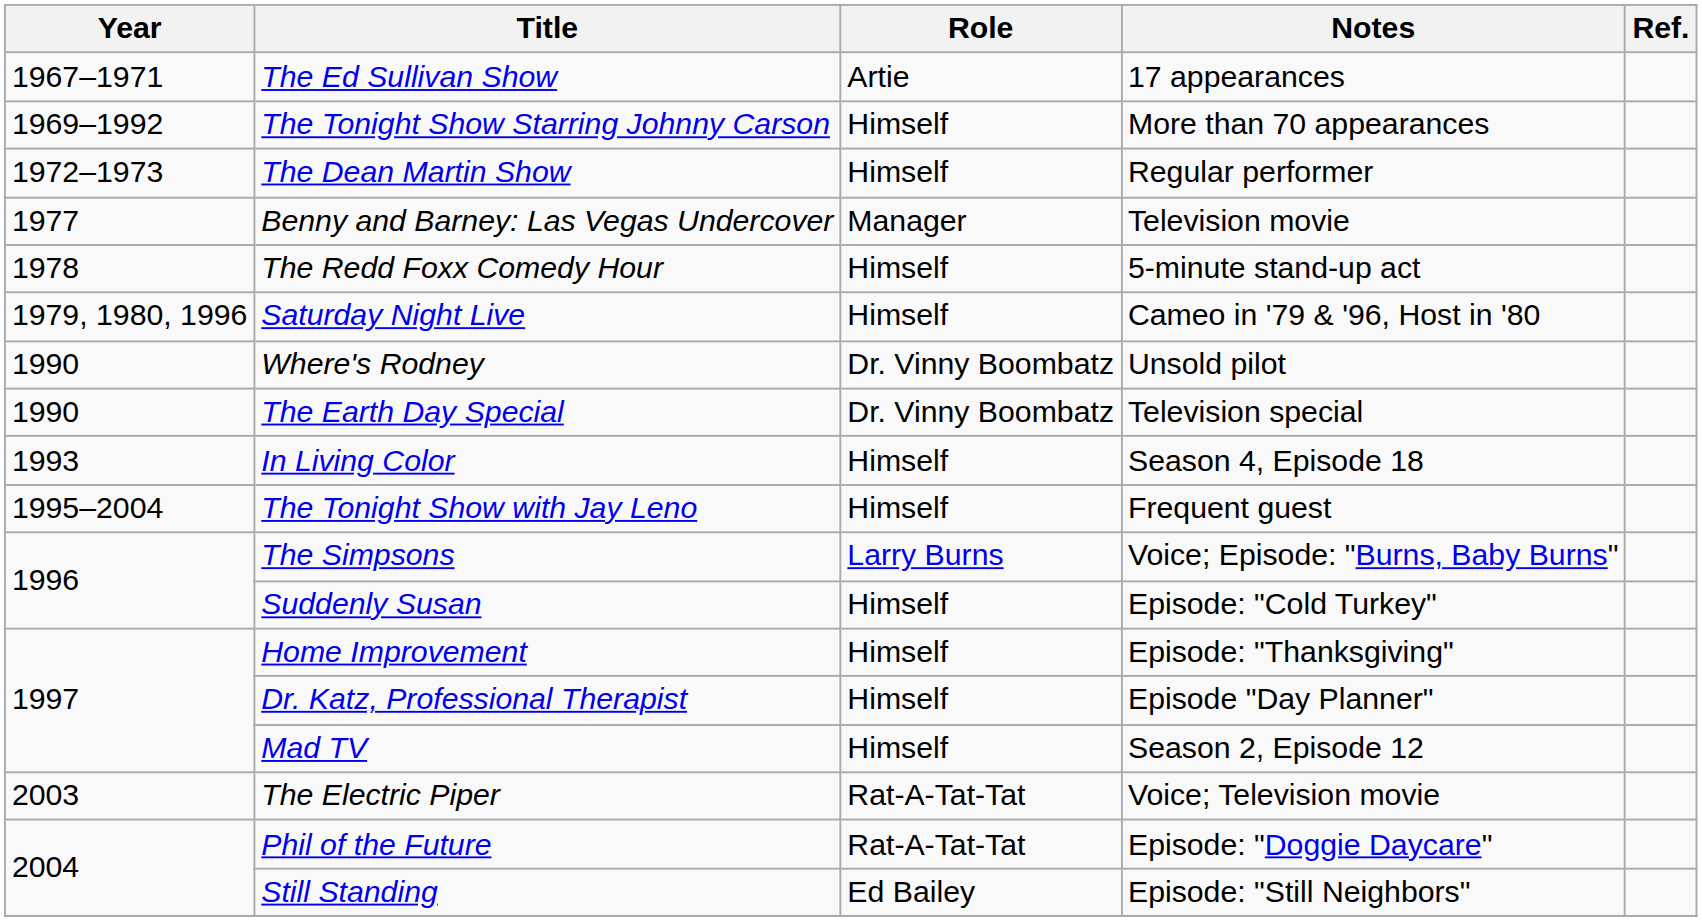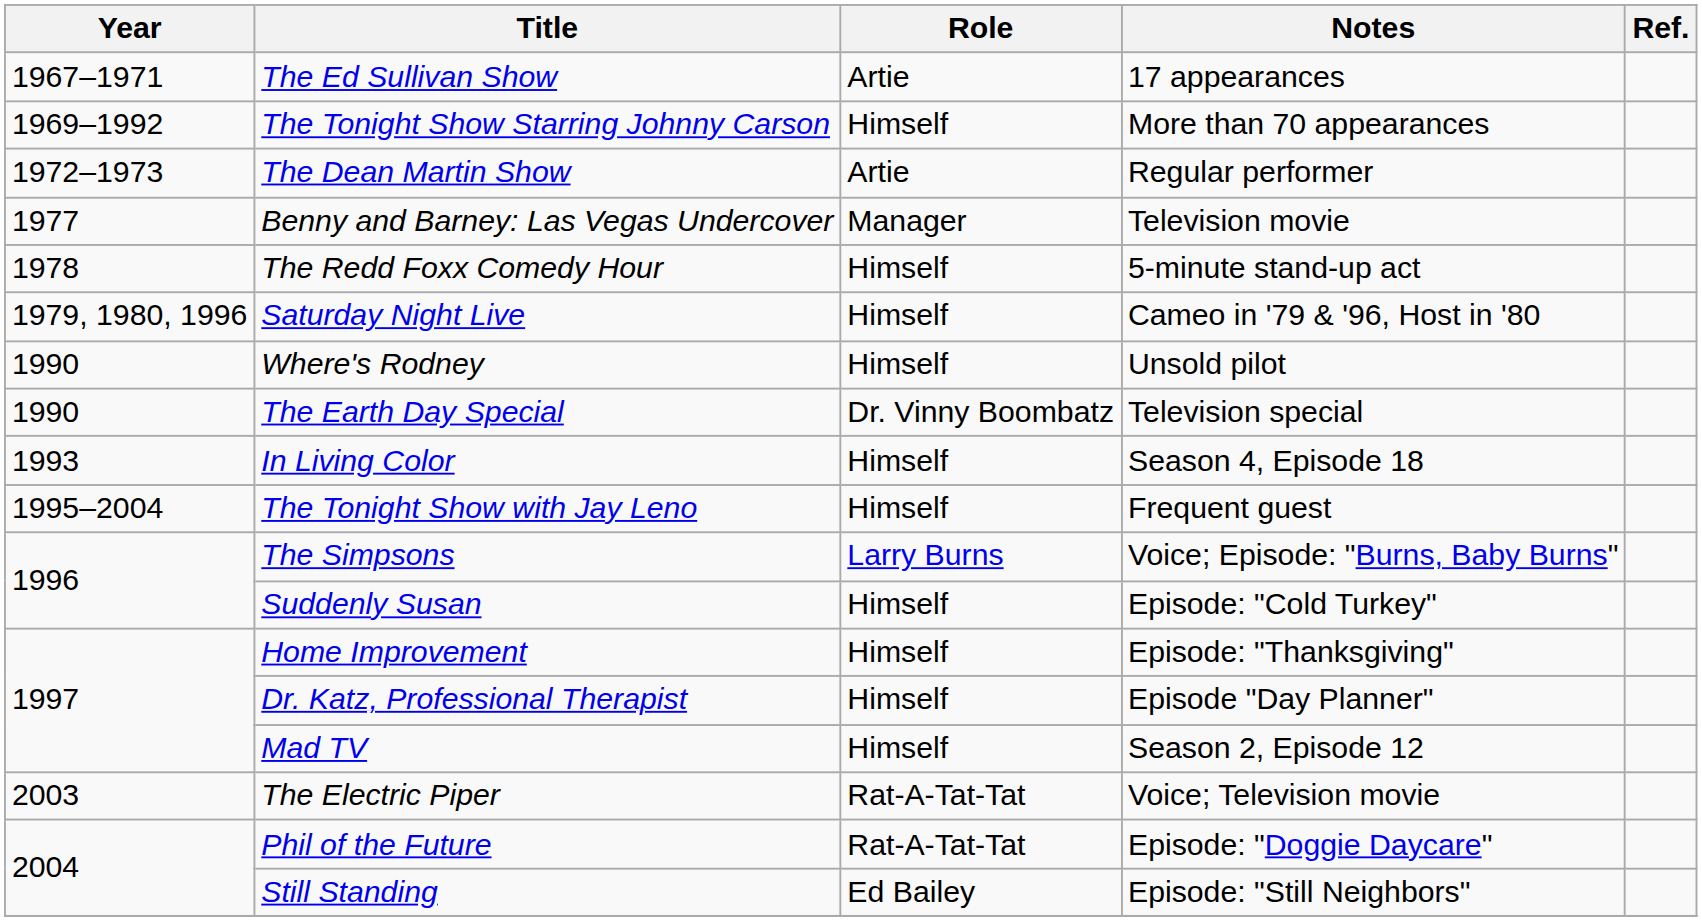(898, 172) Himself -> (878, 172) Artie
(981, 364) Dr. Vinny Boombatz -> (898, 364) Himself
